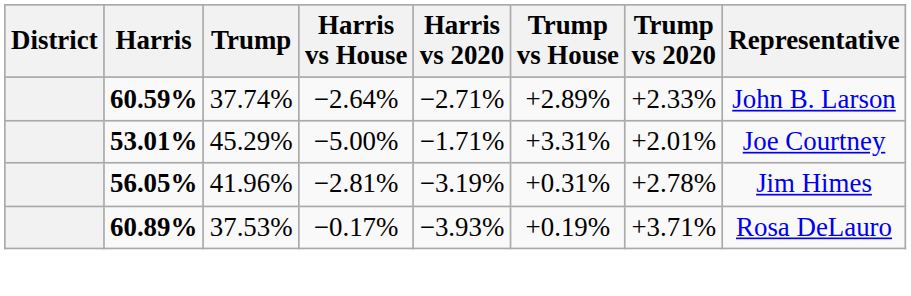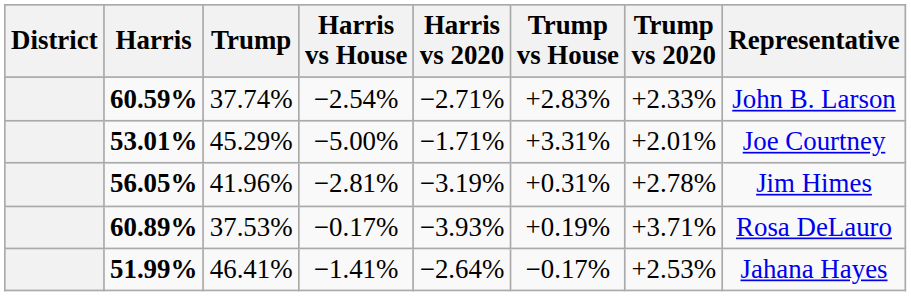(356, 98) −2.64% -> (356, 98) −2.54%
(568, 98) +2.89% -> (568, 98) +2.83%
+ row: (154, 269)
